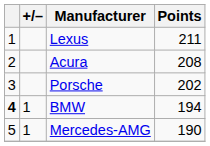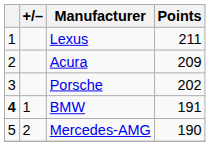(190, 62) 208 -> (190, 62) 209
(190, 108) 194 -> (190, 108) 191
(27, 130) 1 -> (27, 130) 2
